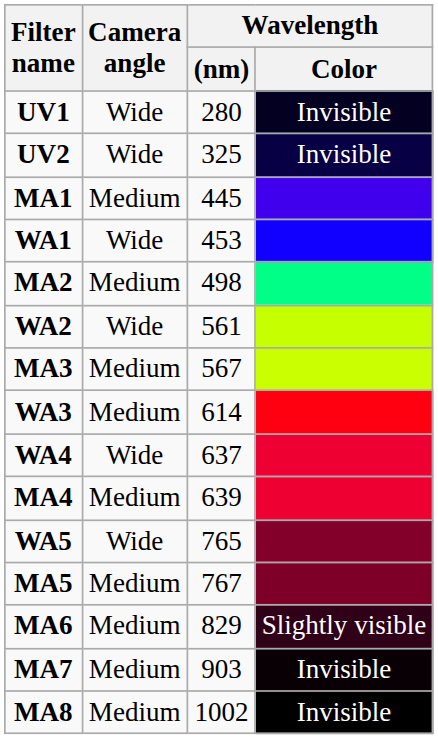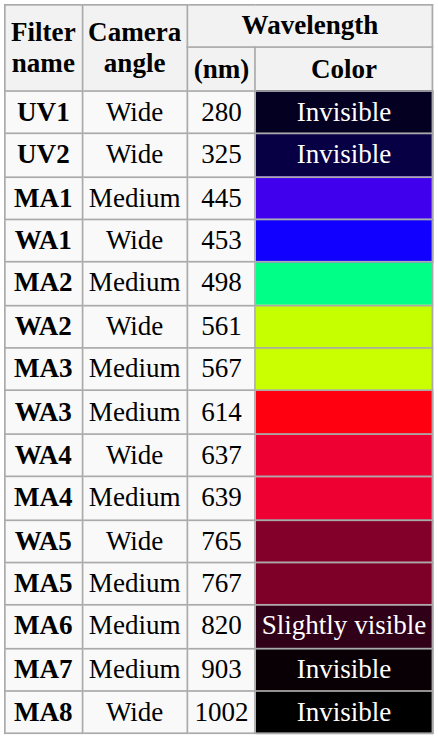(221, 626) 829 -> (221, 626) 820
(135, 712) Medium -> (135, 712) Wide
